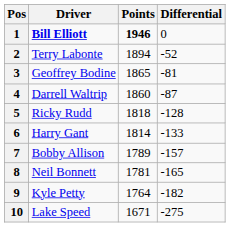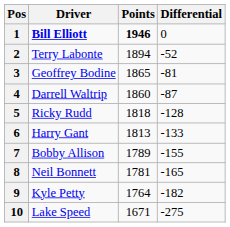(138, 133) 1814 -> (138, 133) 1813
(172, 152) -157 -> (172, 152) -155
